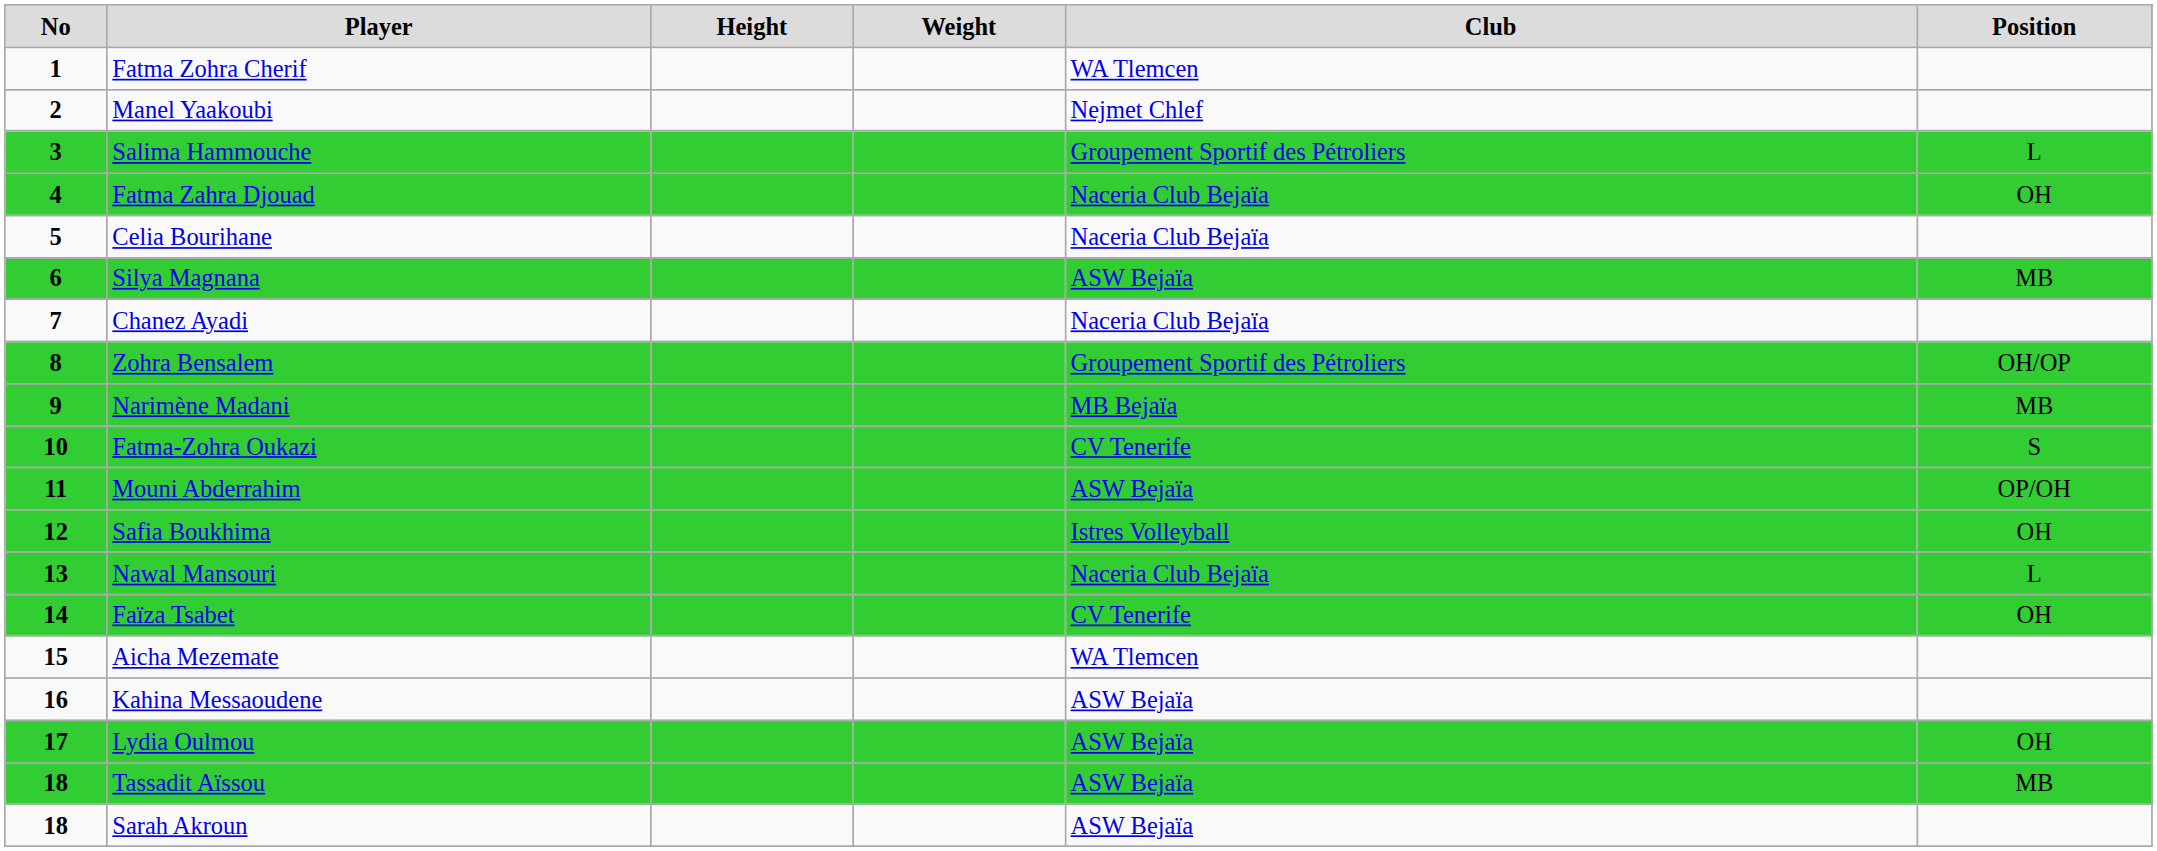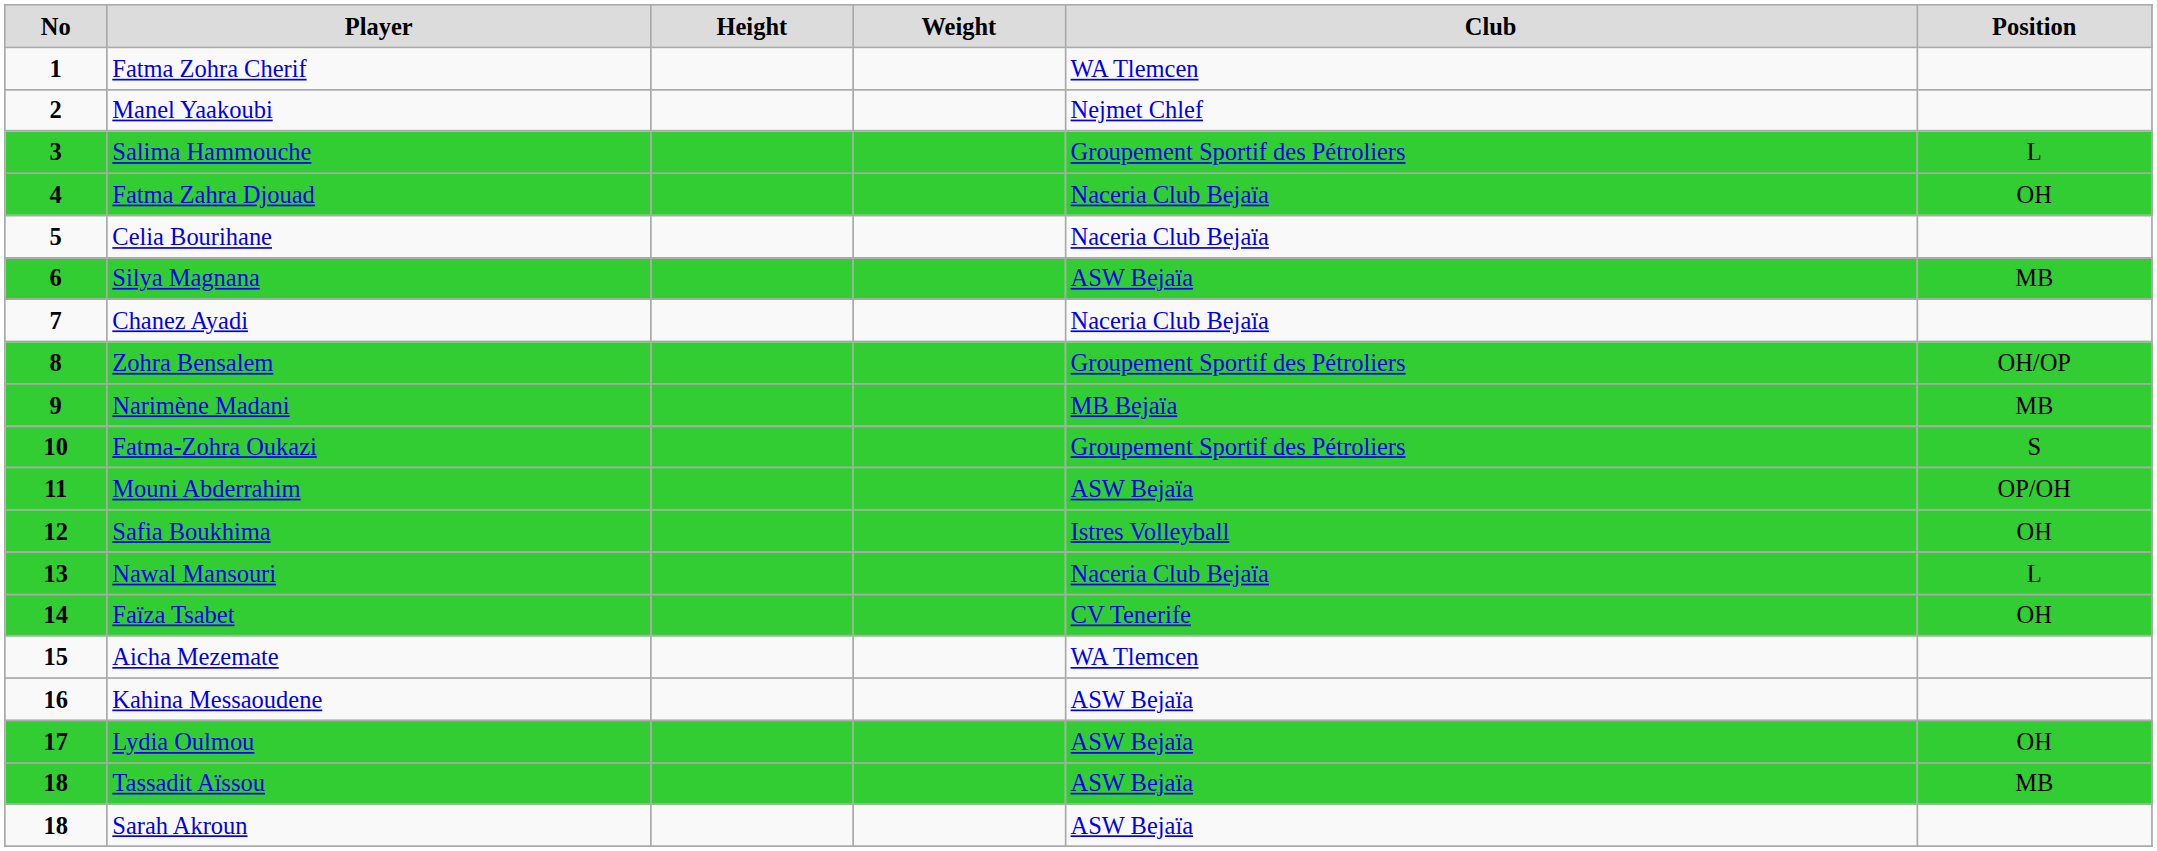(1131, 447) CV Tenerife -> (1238, 447) Groupement Sportif des Pétroliers
